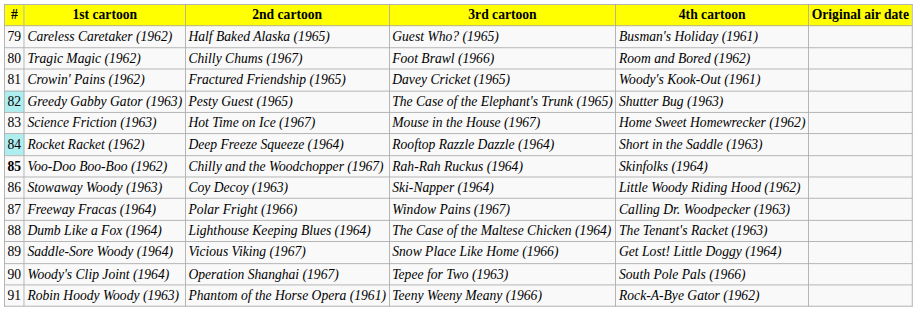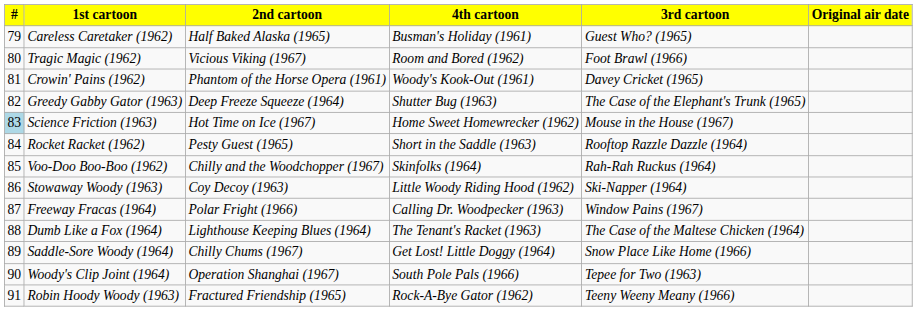columns swapped: (502, 15) <-> (712, 15)
(245, 58) Chilly Chums (1967) -> (247, 58) Vicious Viking (1967)
(267, 79) Fractured Friendship (1965) -> (287, 79) Phantom of the Horse Opera (1961)
(14, 101) paleturquoise background -> (14, 101) no background
(241, 101) Pesty Guest (1965) -> (266, 101) Deep Freeze Squeeze (1964)
(14, 123) no background -> (14, 123) lightblue background
(14, 144) paleturquoise background -> (14, 144) no background
(266, 144) Deep Freeze Squeeze (1964) -> (241, 144) Pesty Guest (1965)
(14, 166) bold -> (14, 166) normal
(247, 252) Vicious Viking (1967) -> (245, 252) Chilly Chums (1967)
(287, 295) Phantom of the Horse Opera (1961) -> (267, 295) Fractured Friendship (1965)
